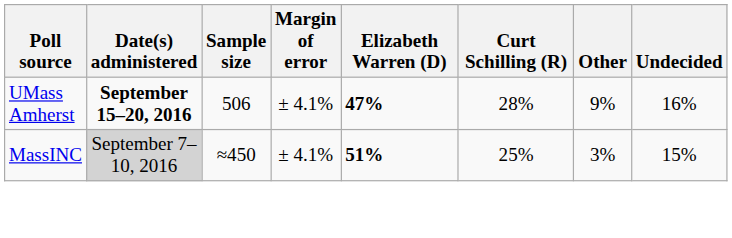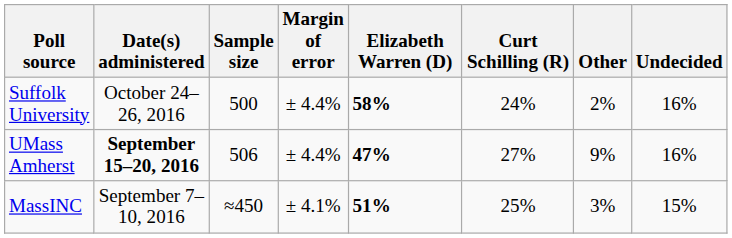+ row: (49, 103)
(306, 103) ± 4.1% -> (313, 154) ± 4.4%
(516, 103) 28% -> (518, 154) 27%
(144, 154) lightgrey background -> (151, 206) no background
